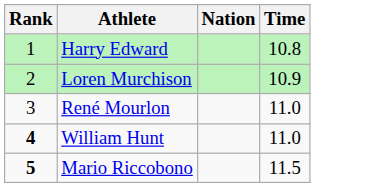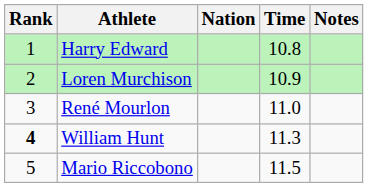+ column: (336, 19)
(285, 138) 11.0 -> (285, 138) 11.3
(31, 167) bold -> (31, 167) normal
